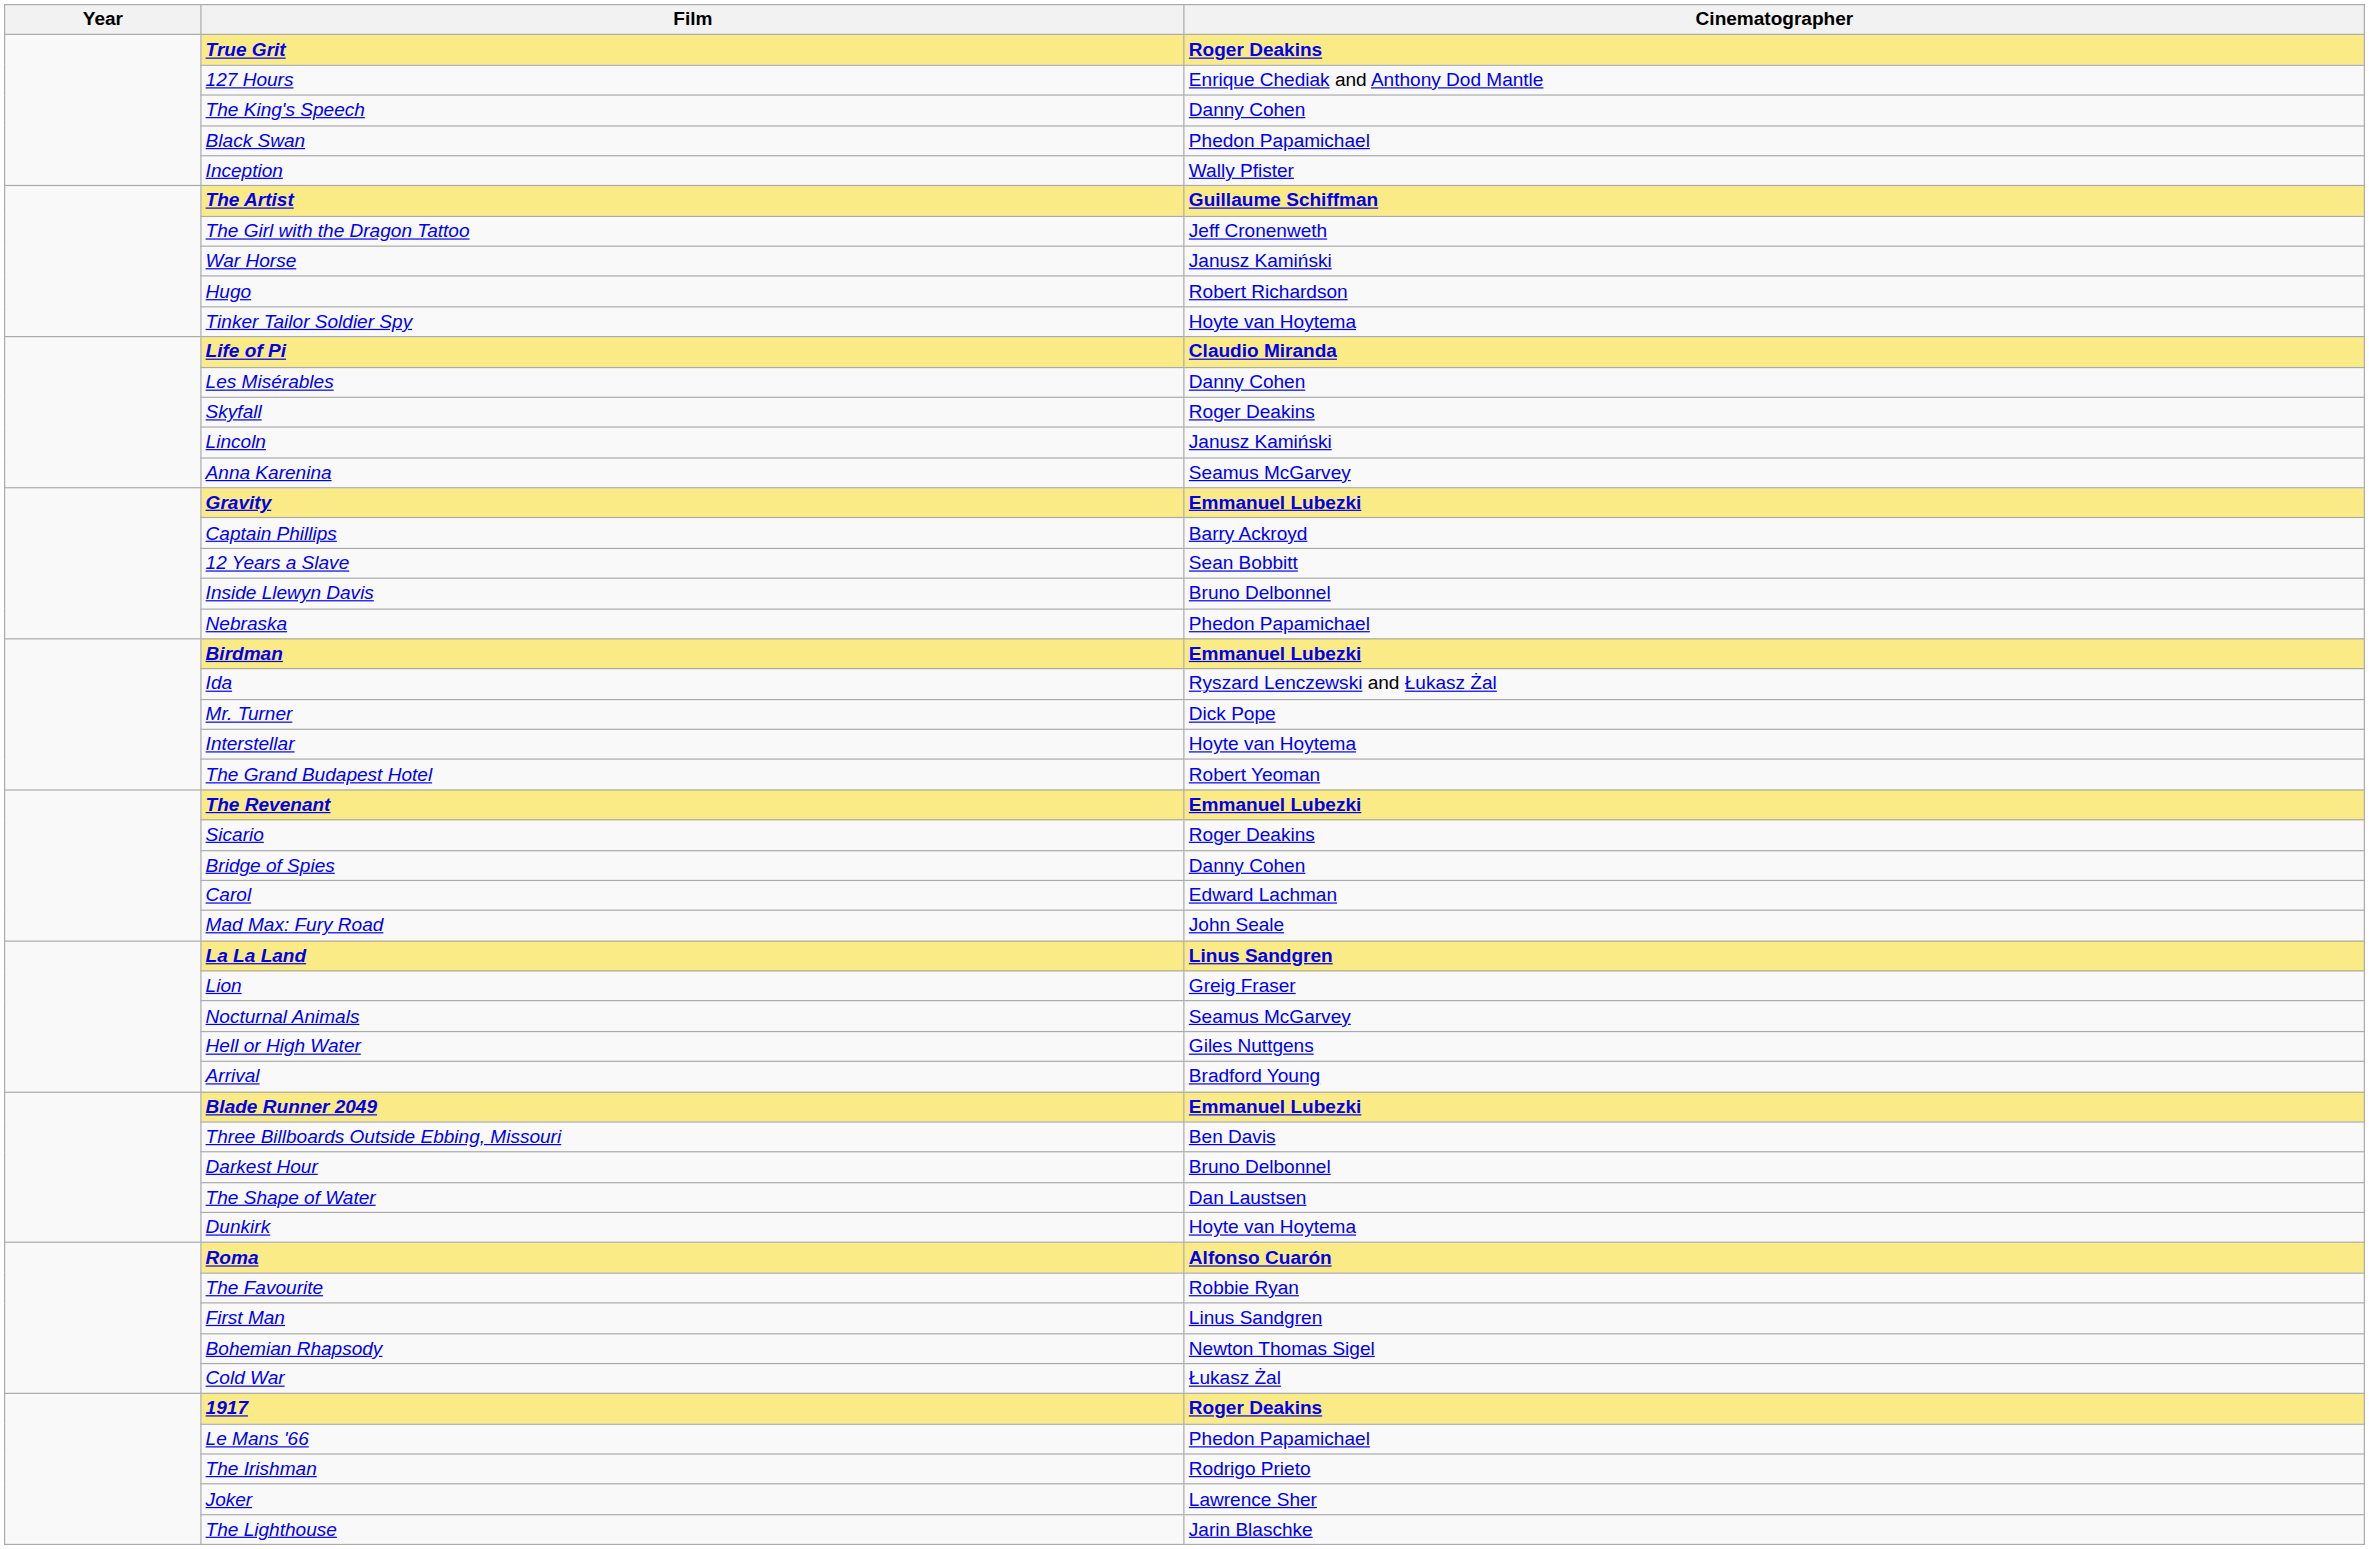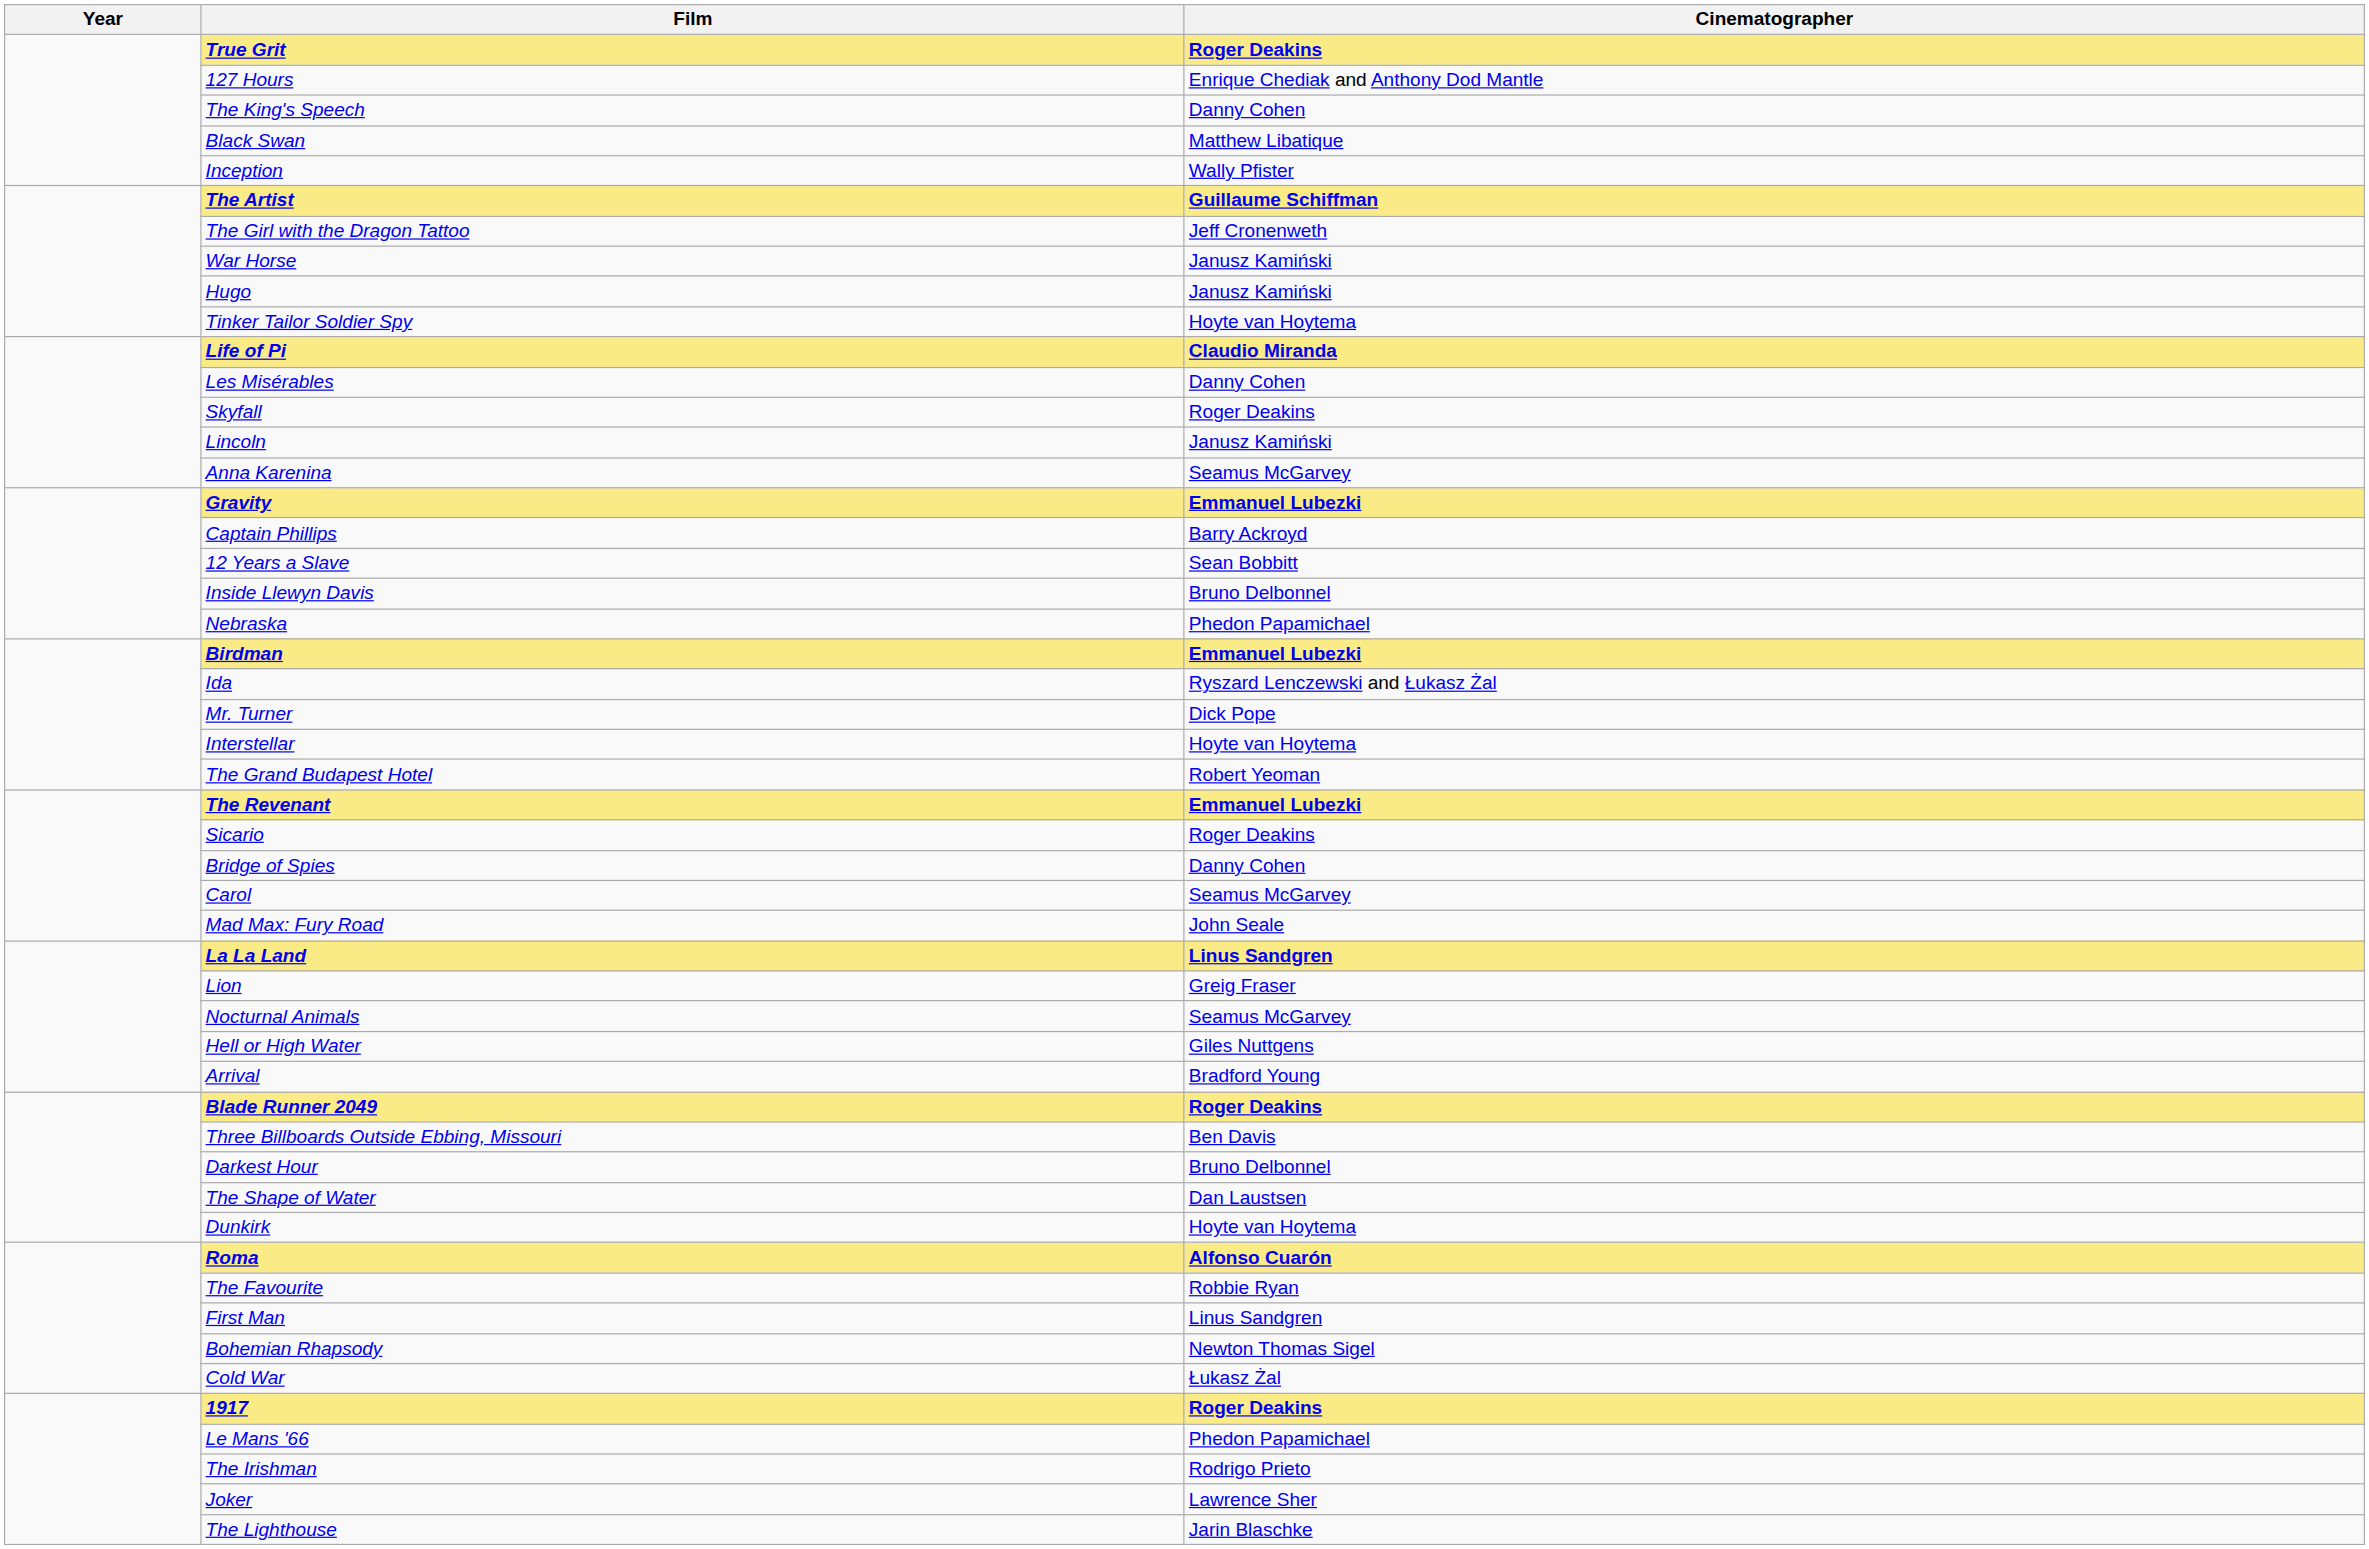(1279, 140) Phedon Papamichael -> (1266, 140) Matthew Libatique
(1268, 291) Robert Richardson -> (1260, 291) Janusz Kamiński
(1263, 895) Edward Lachman -> (1270, 895) Seamus McGarvey
(1275, 1106) Emmanuel Lubezki -> (1256, 1106) Roger Deakins
